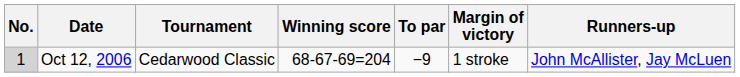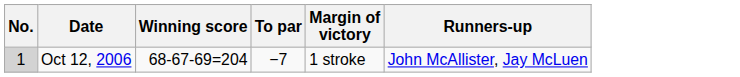- column: (207, 26)
(422, 60) −9 -> (278, 60) −7
